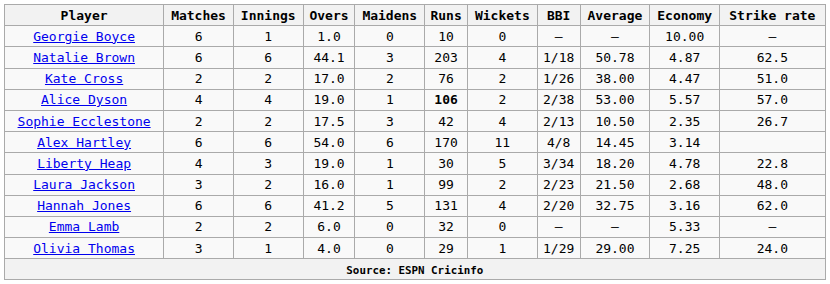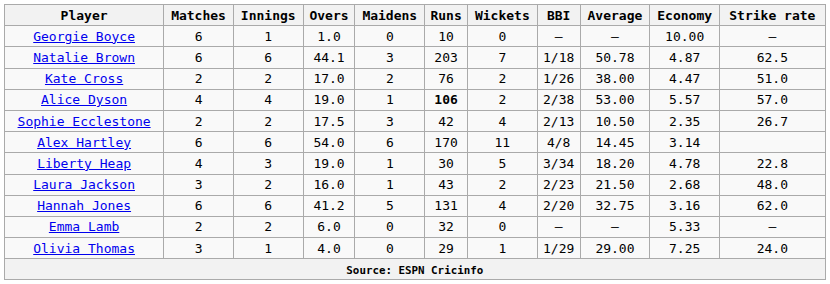(502, 57) 4 -> (502, 57) 7
(446, 185) 99 -> (446, 185) 43
